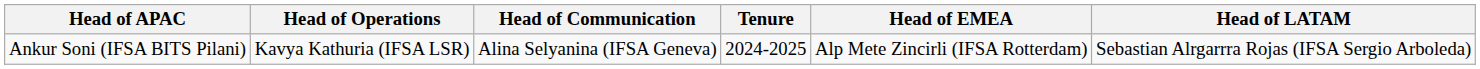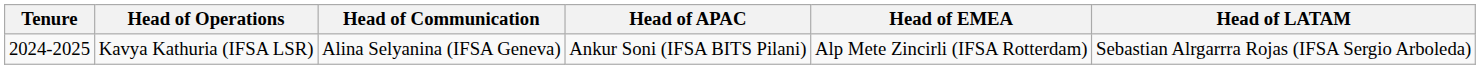columns swapped: (766, 19) <-> (127, 19)
